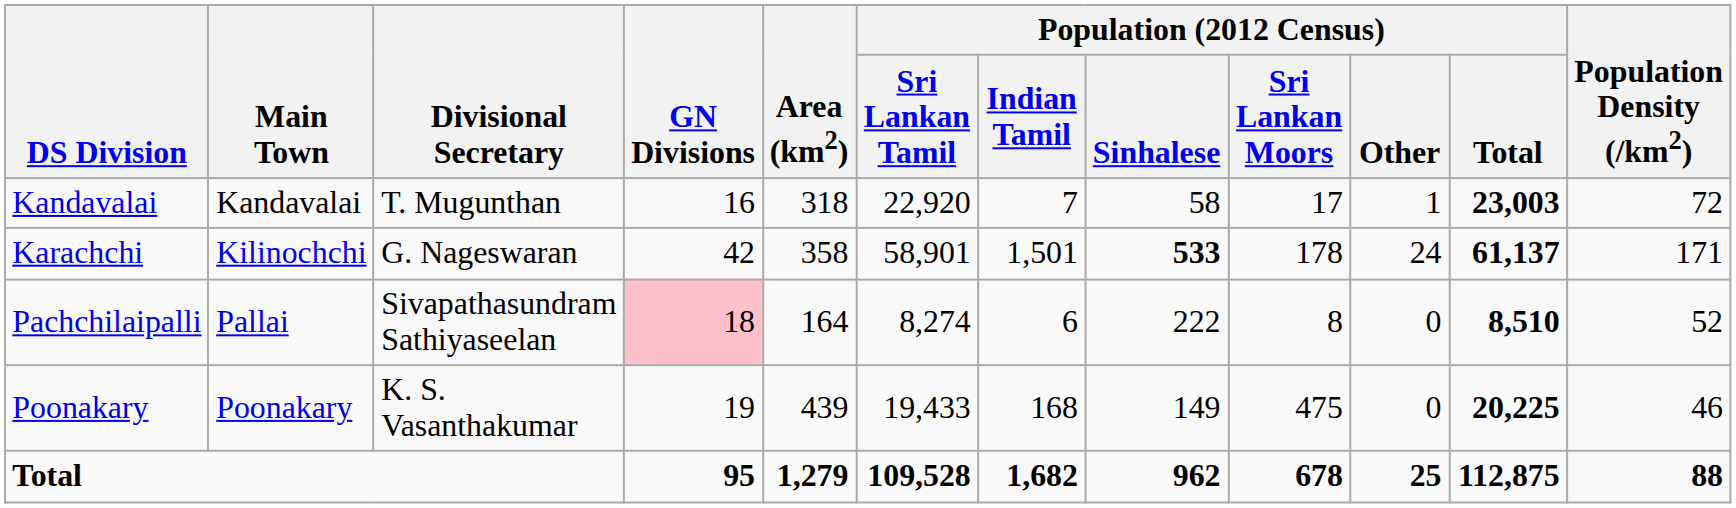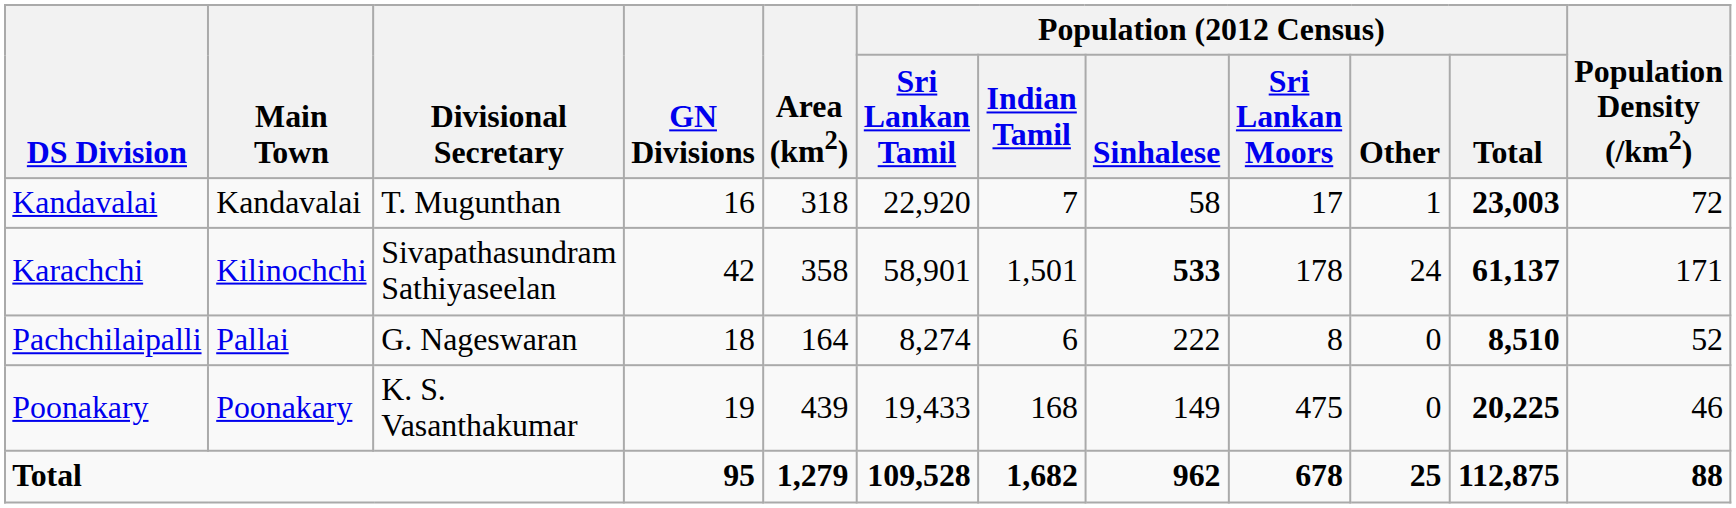(479, 252) G. Nageswaran -> (499, 270) Sivapathasundram Sathiyaseelan
(499, 321) Sivapathasundram Sathiyaseelan -> (479, 339) G. Nageswaran
(739, 321) pink background -> (739, 339) no background
